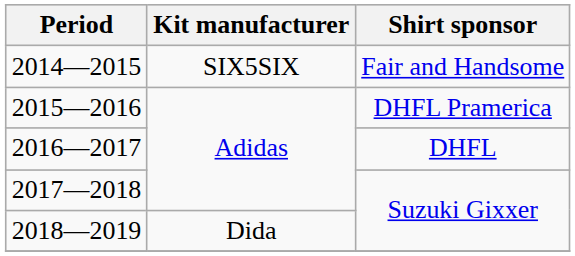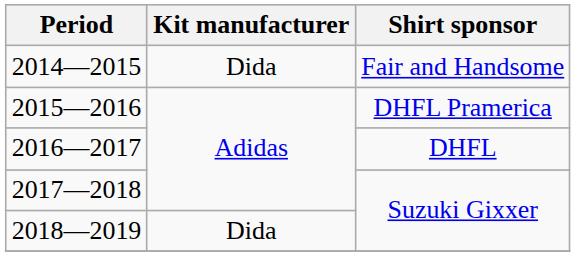(251, 66) SIX5SIX -> (251, 66) Dida
